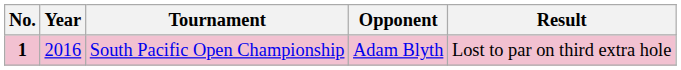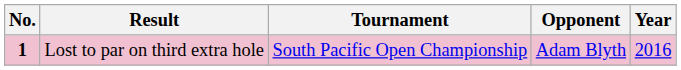columns swapped: (63, 19) <-> (562, 19)
